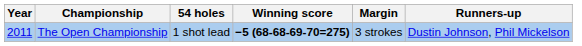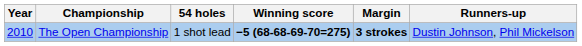(20, 32) 2011 -> (20, 32) 2010
(379, 32) normal -> (382, 32) bold
